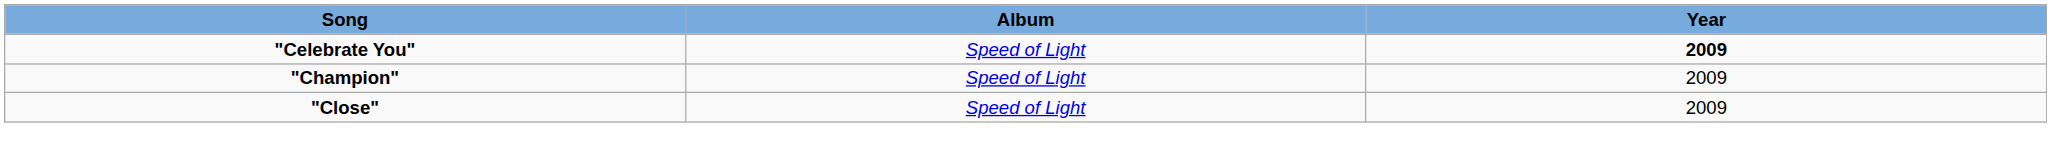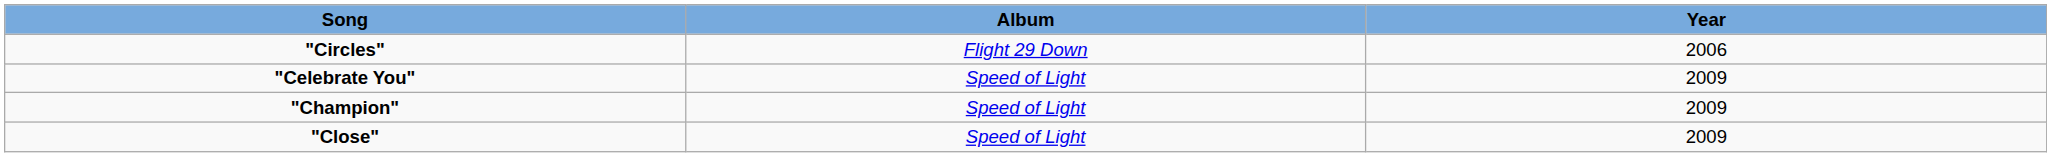+ row: (345, 49)
(1706, 49) bold -> (1706, 78) normal
